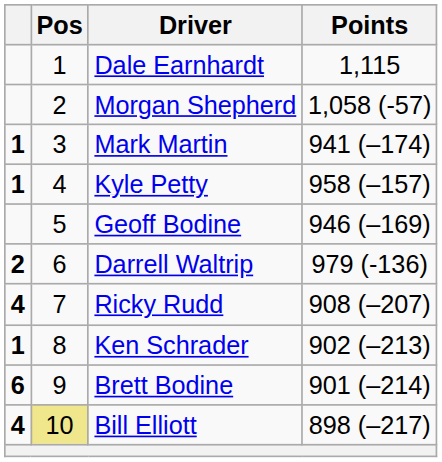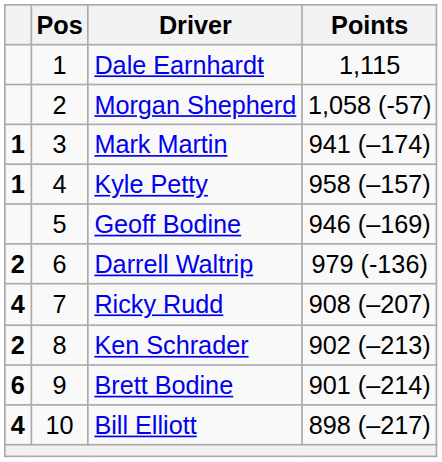(18, 345) 1 -> (18, 345) 2
(60, 424) khaki background -> (60, 424) no background
